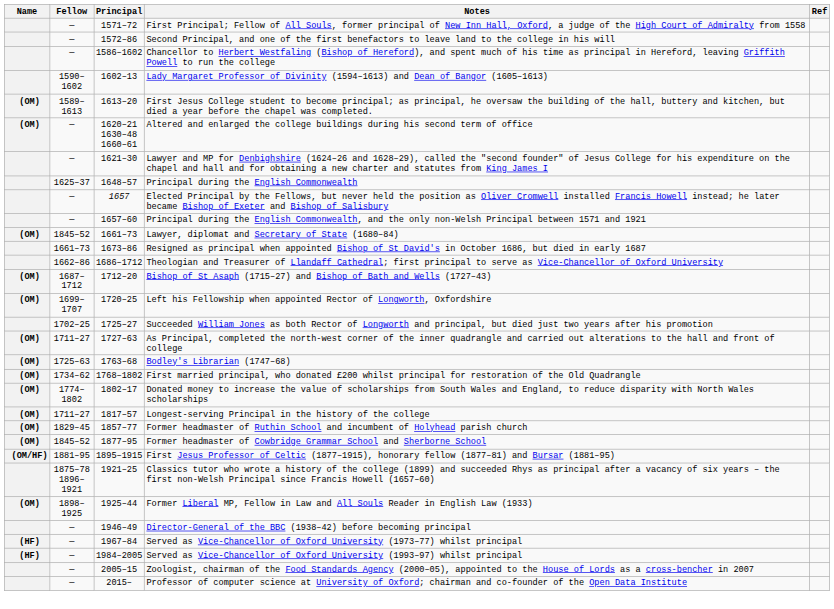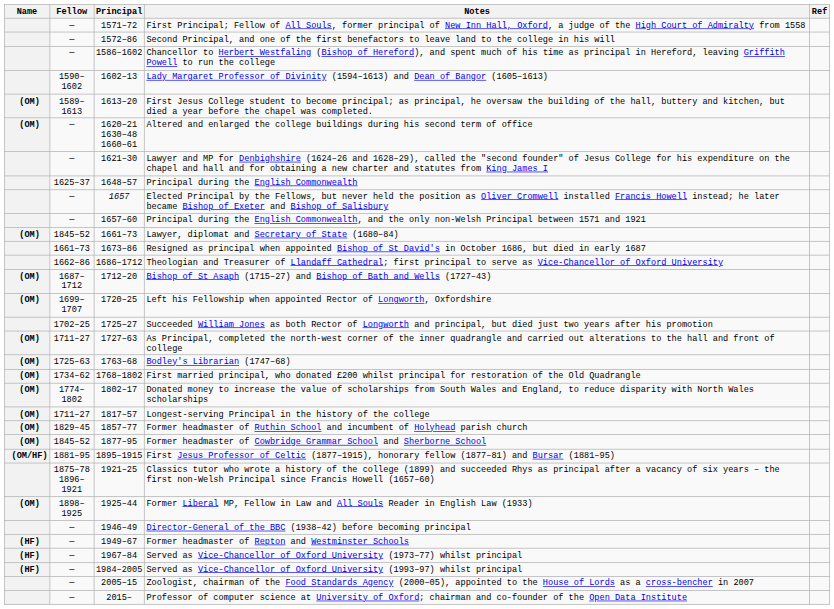+ row: (278, 541)
